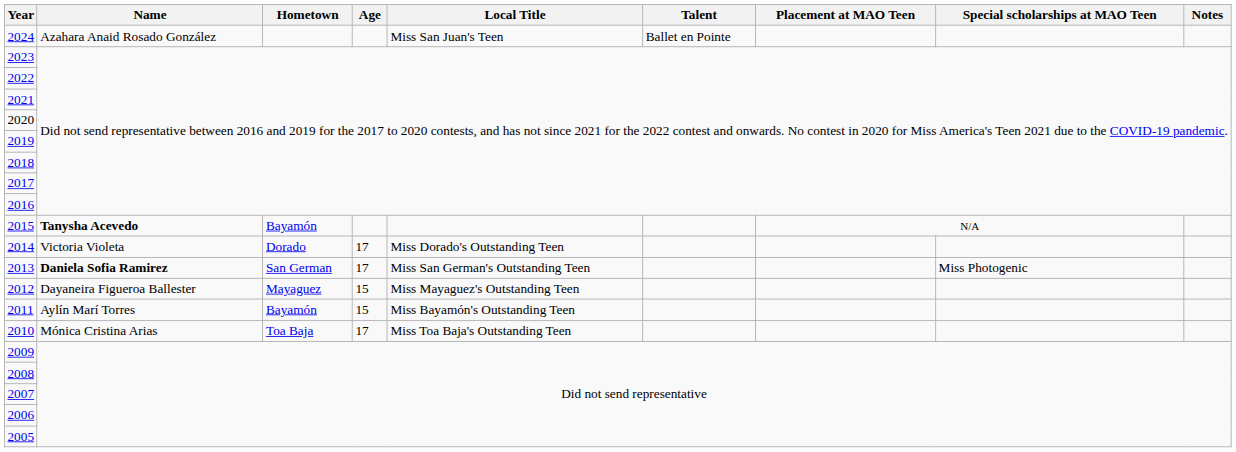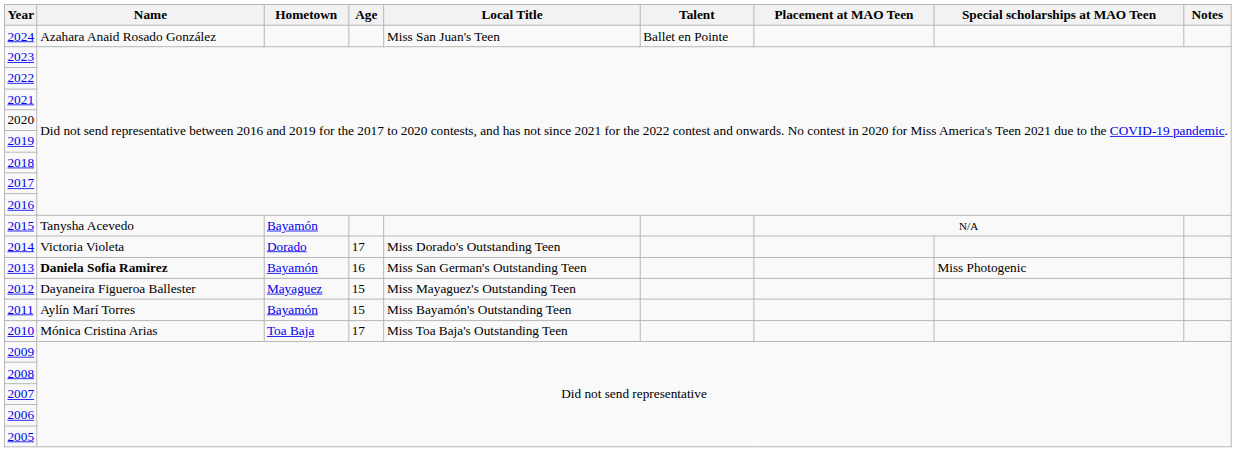(89, 225) bold -> (87, 225) normal
(299, 267) San German -> (292, 267) Bayamón
(362, 267) 17 -> (358, 267) 16
